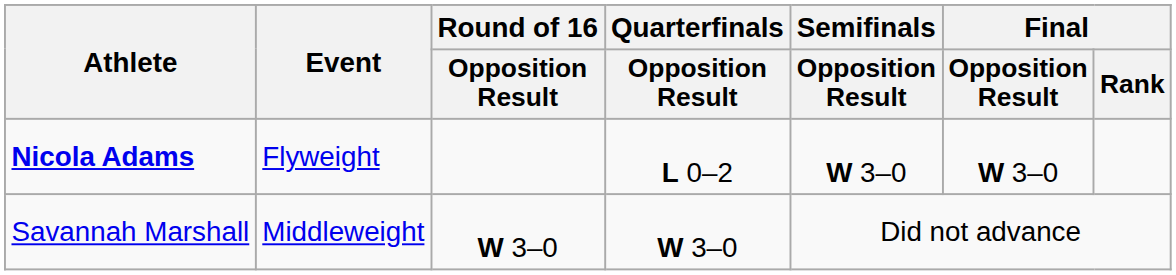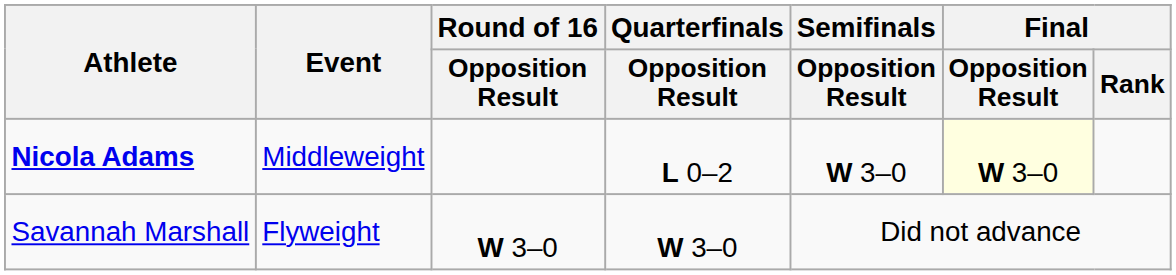(321, 157) Flyweight -> (343, 157) Middleweight
(1018, 172) no background -> (1018, 172) lightyellow background
(343, 232) Middleweight -> (321, 232) Flyweight
